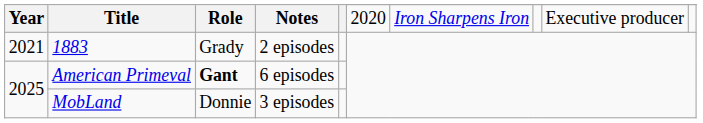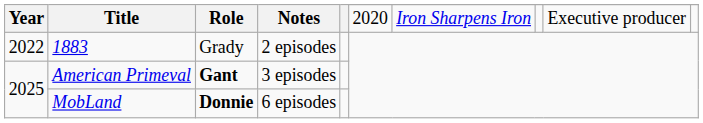(26, 46) 2021 -> (26, 46) 2022
(297, 74) 6 episodes -> (299, 74) 3 episodes
(225, 103) normal -> (226, 103) bold
(297, 103) 3 episodes -> (299, 103) 6 episodes
